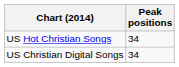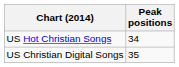(134, 54) 34 -> (134, 54) 35
